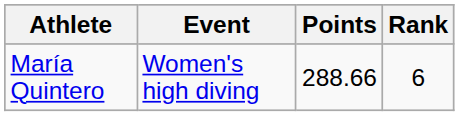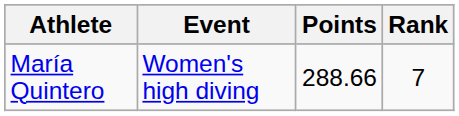(418, 77) 6 -> (418, 77) 7
